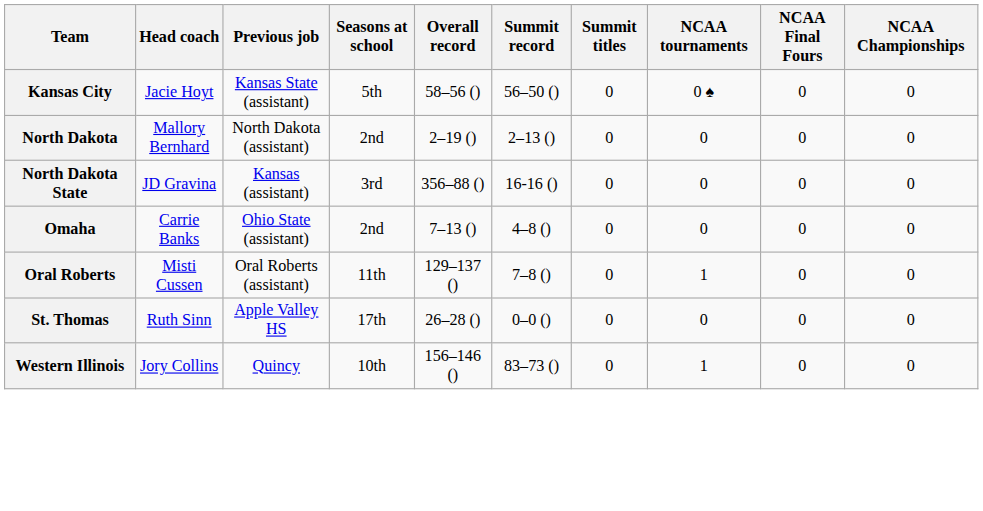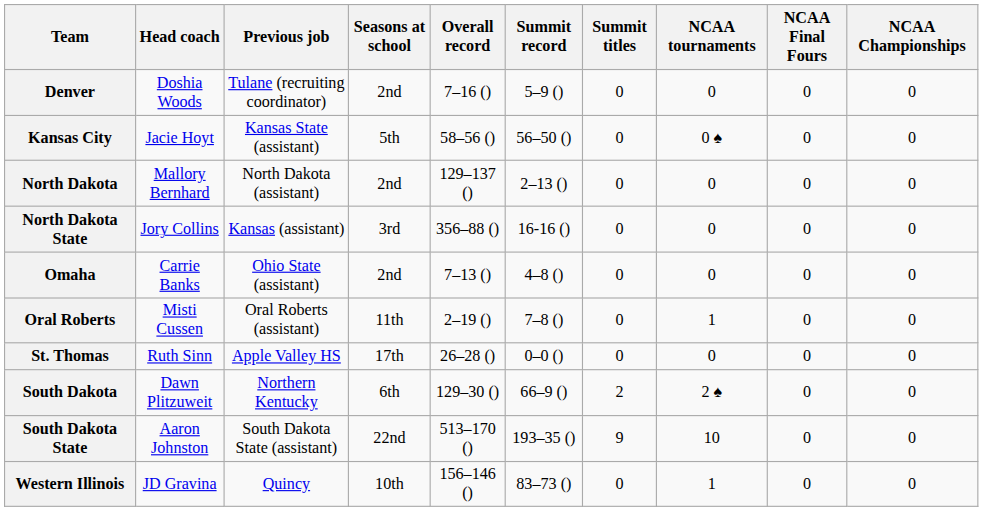+ row: (70, 92)
(453, 138) 2–19 () -> (468, 183) 129–137 ()
(179, 183) JD Gravina -> (180, 229) Jory Collins
(453, 274) 129–137 () -> (468, 320) 2–19 ()
+ row: (70, 392)
+ row: (70, 438)
(179, 366) Jory Collins -> (180, 484) JD Gravina
